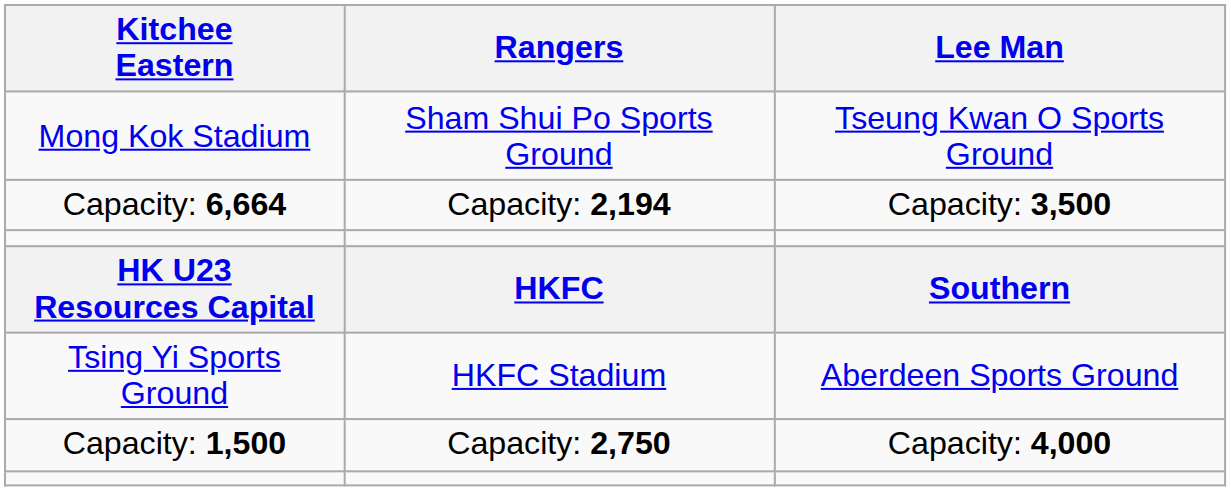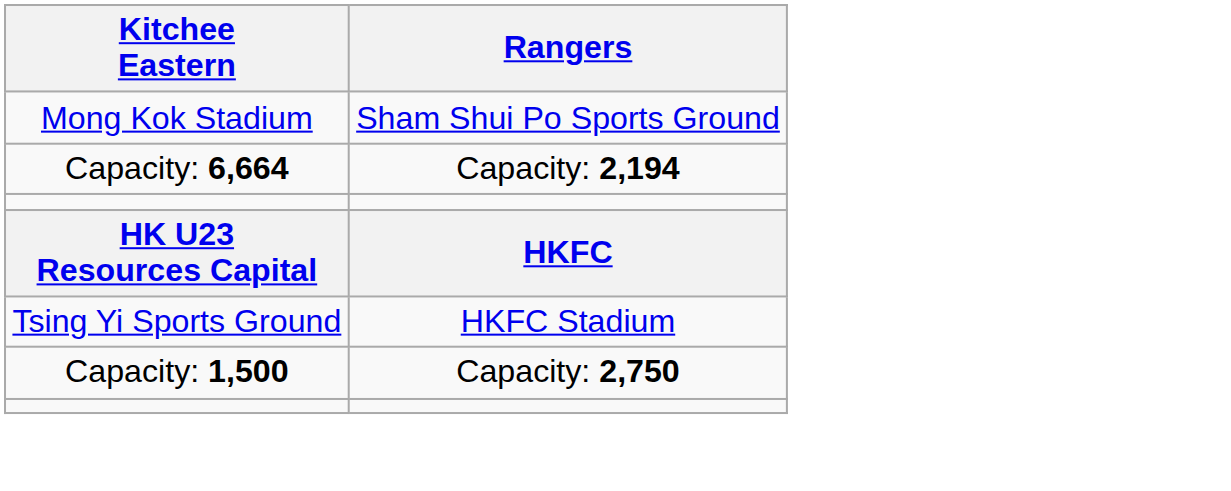- column: (1000, 48)
